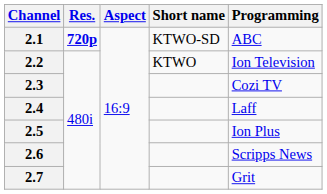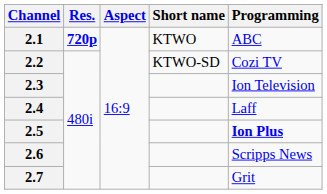(186, 39) KTWO-SD -> (174, 39) KTWO
(174, 62) KTWO -> (186, 62) KTWO-SD
(273, 62) Ion Television -> (257, 62) Cozi TV
(257, 85) Cozi TV -> (273, 85) Ion Television
(256, 131) normal -> (257, 131) bold
